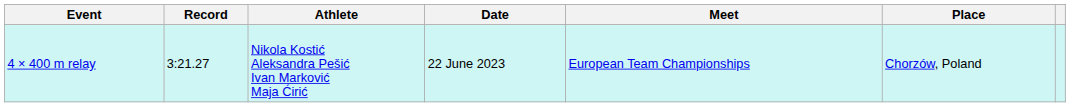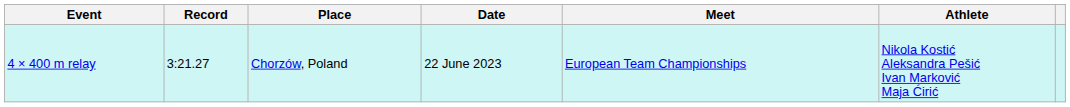columns swapped: (336, 15) <-> (969, 15)
